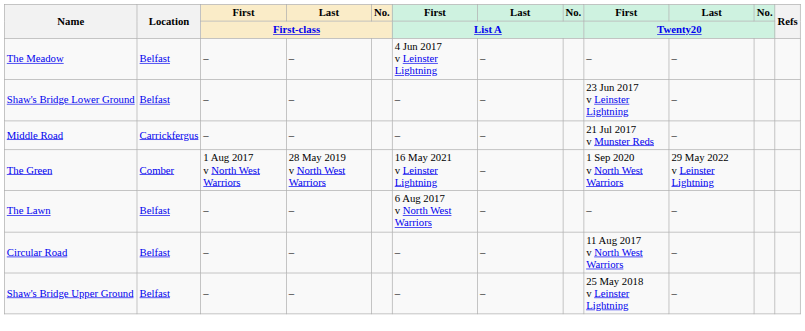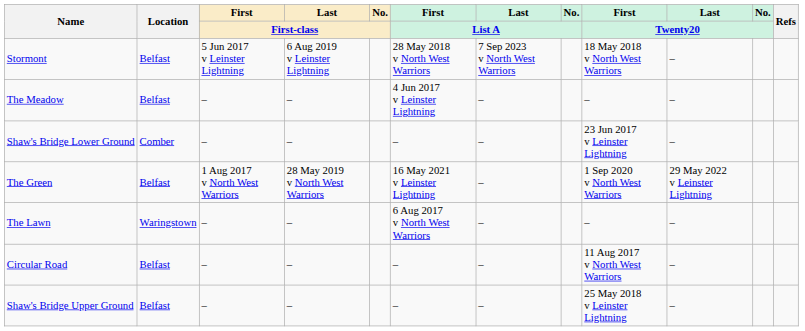+ row: (27, 59)
(155, 100) Belfast -> (157, 141) Comber
- row: (35, 135)
(157, 170) Comber -> (155, 182) Belfast
(155, 211) Belfast -> (168, 223) Waringstown
